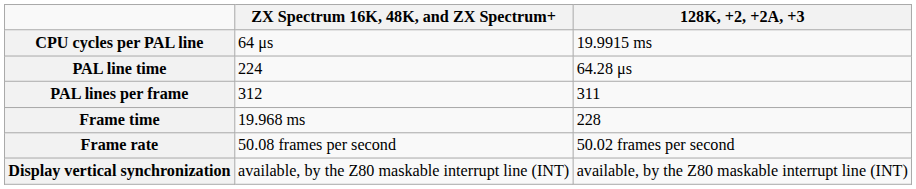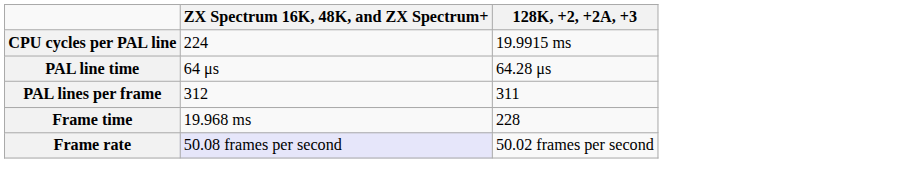(256, 42) 64 μs -> (196, 42) 224
(250, 68) 224 -> (201, 68) 64 μs
(317, 145) no background -> (263, 145) lavender background
- row: (119, 171)
